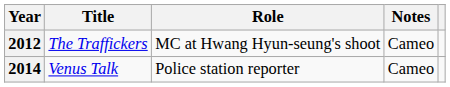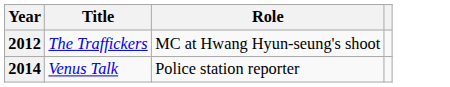- column: (411, 17)
